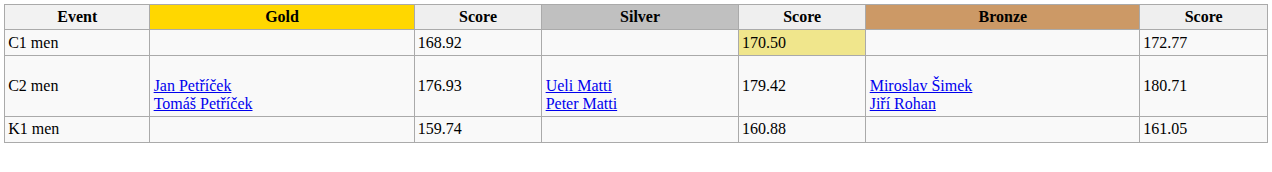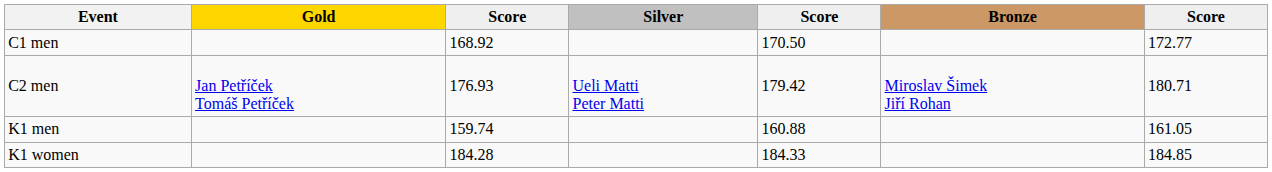(764, 42) khaki background -> (784, 42) no background
+ row: (44, 154)
